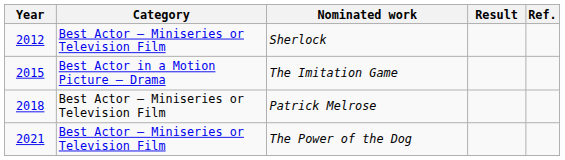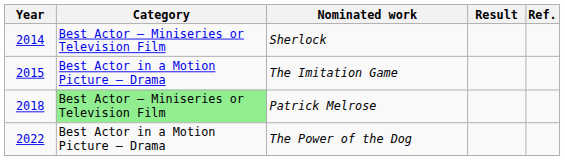(30, 40) 2012 -> (30, 40) 2014
(151, 106) no background -> (151, 106) lightgreen background
(30, 139) 2021 -> (30, 139) 2022
(151, 139) Best Actor – Miniseries or Television Film -> (137, 139) Best Actor in a Motion Picture – Drama
